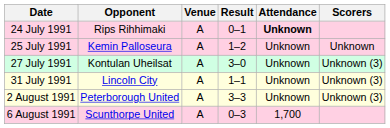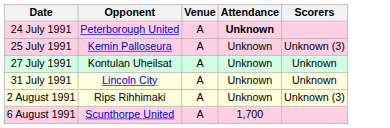- column: (237, 13)
(130, 30) Rips Rihhimaki -> (130, 30) Peterborough United
(352, 47) Unknown -> (314, 47) Unknown (3)
(352, 64) Unknown (3) -> (314, 64) Unknown
(352, 81) Unknown (3) -> (314, 81) Unknown
(130, 98) Peterborough United -> (130, 98) Rips Rihhimaki
